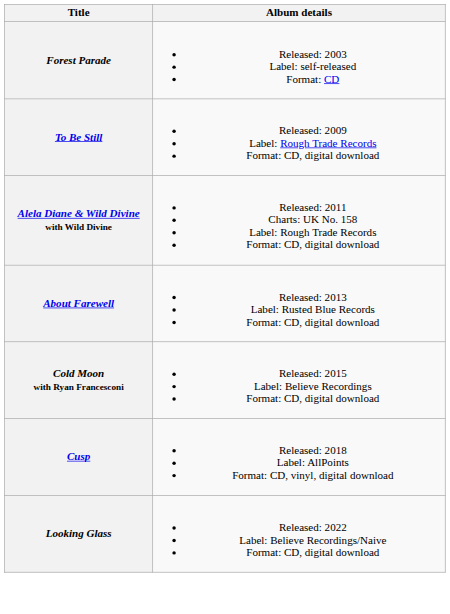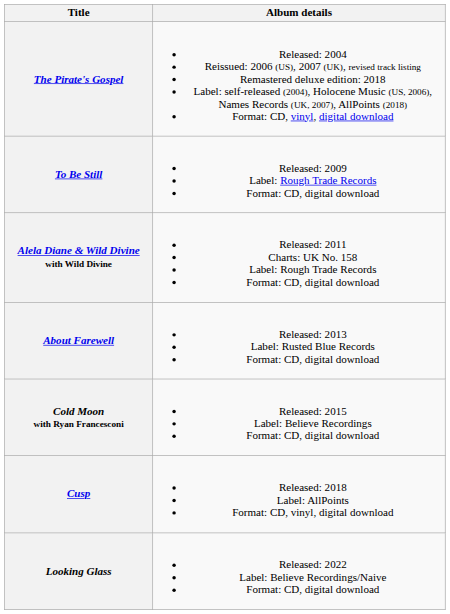- row: (79, 60)
+ row: (79, 79)
